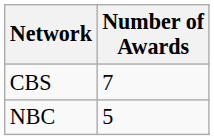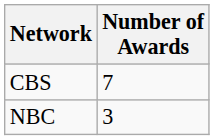(108, 116) 5 -> (108, 116) 3
